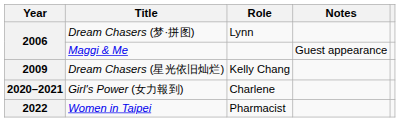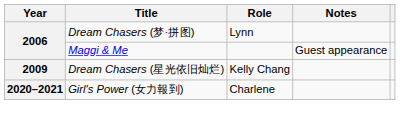- row: (110, 108)
